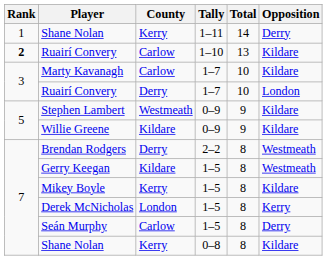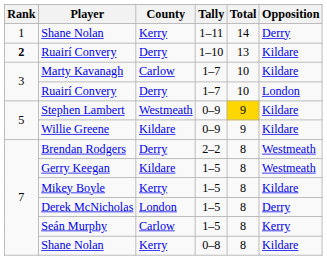(157, 52) Carlow -> (153, 52) Derry
(243, 110) no background -> (243, 110) gold background
(276, 206) Kerry -> (276, 206) Derry
(276, 226) Derry -> (276, 226) Kerry
